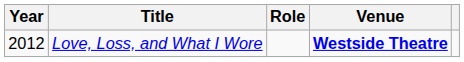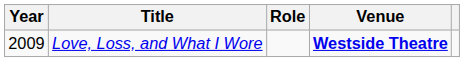(26, 43) 2012 -> (26, 43) 2009
